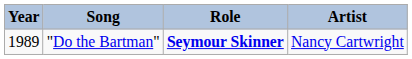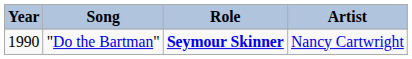(24, 41) 1989 -> (24, 41) 1990
